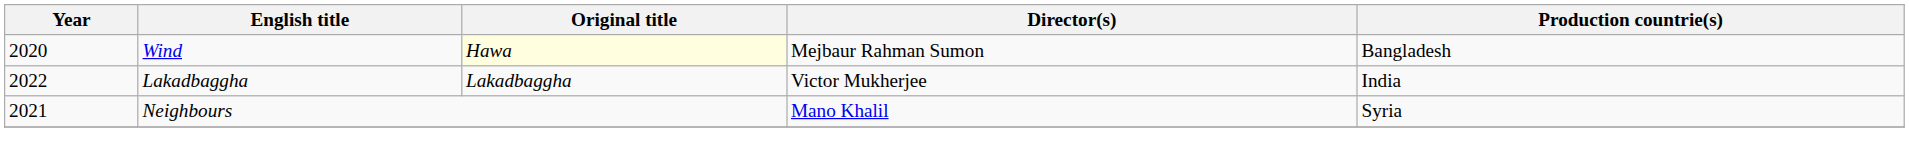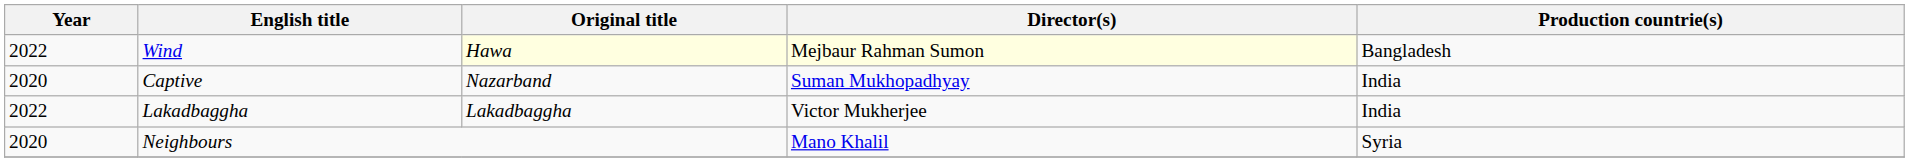(28, 50) 2020 -> (28, 50) 2022
(887, 50) no background -> (887, 50) lightyellow background
+ row: (172, 80)
(28, 111) 2021 -> (28, 141) 2020
